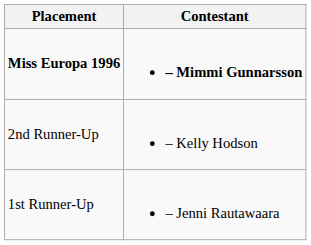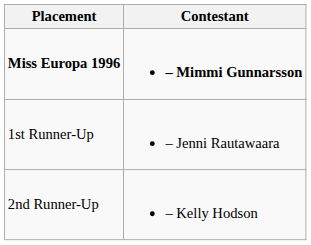rows swapped: (51, 204) <-> (53, 134)
